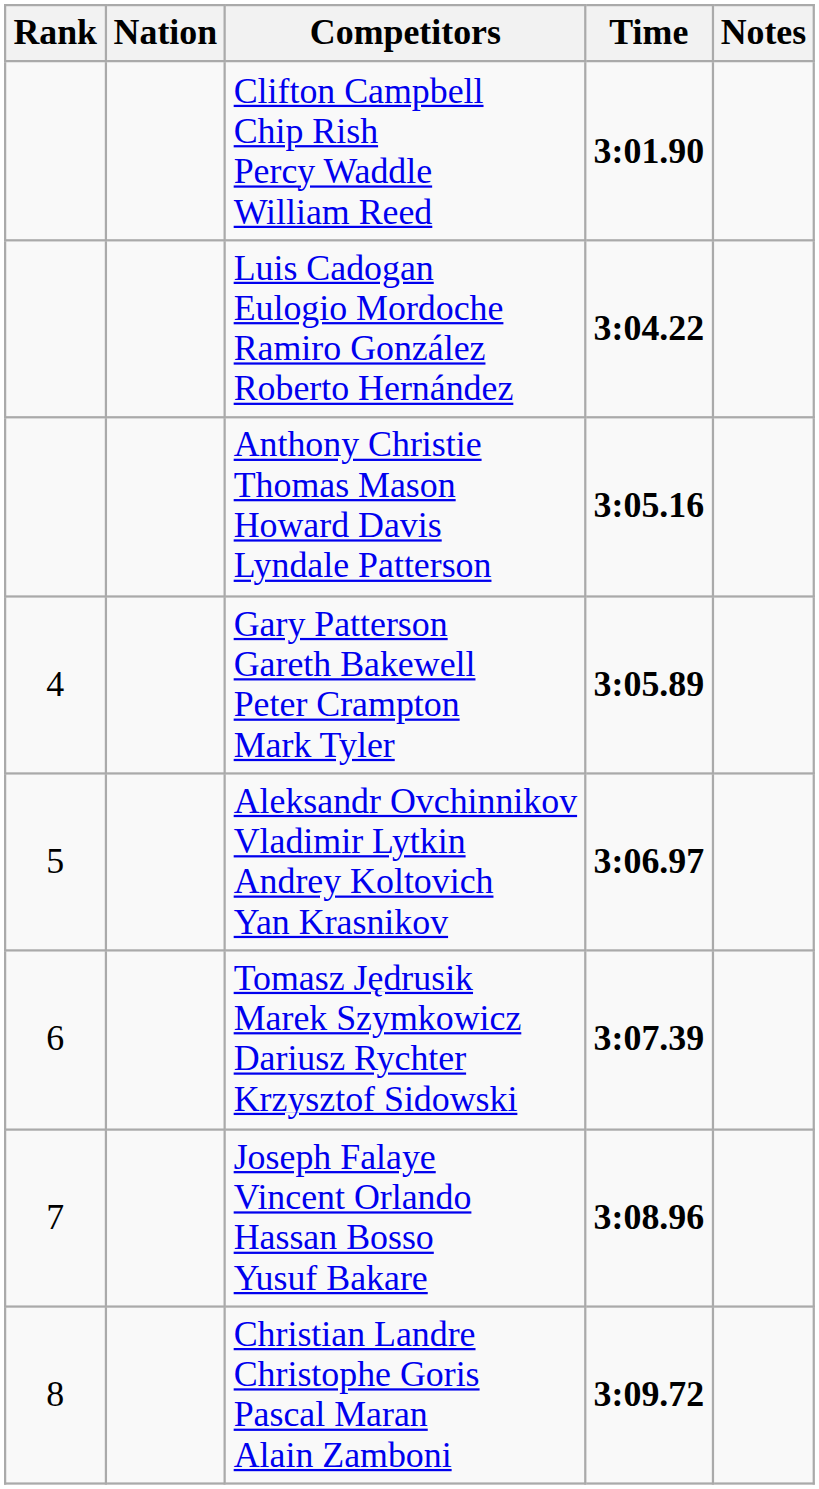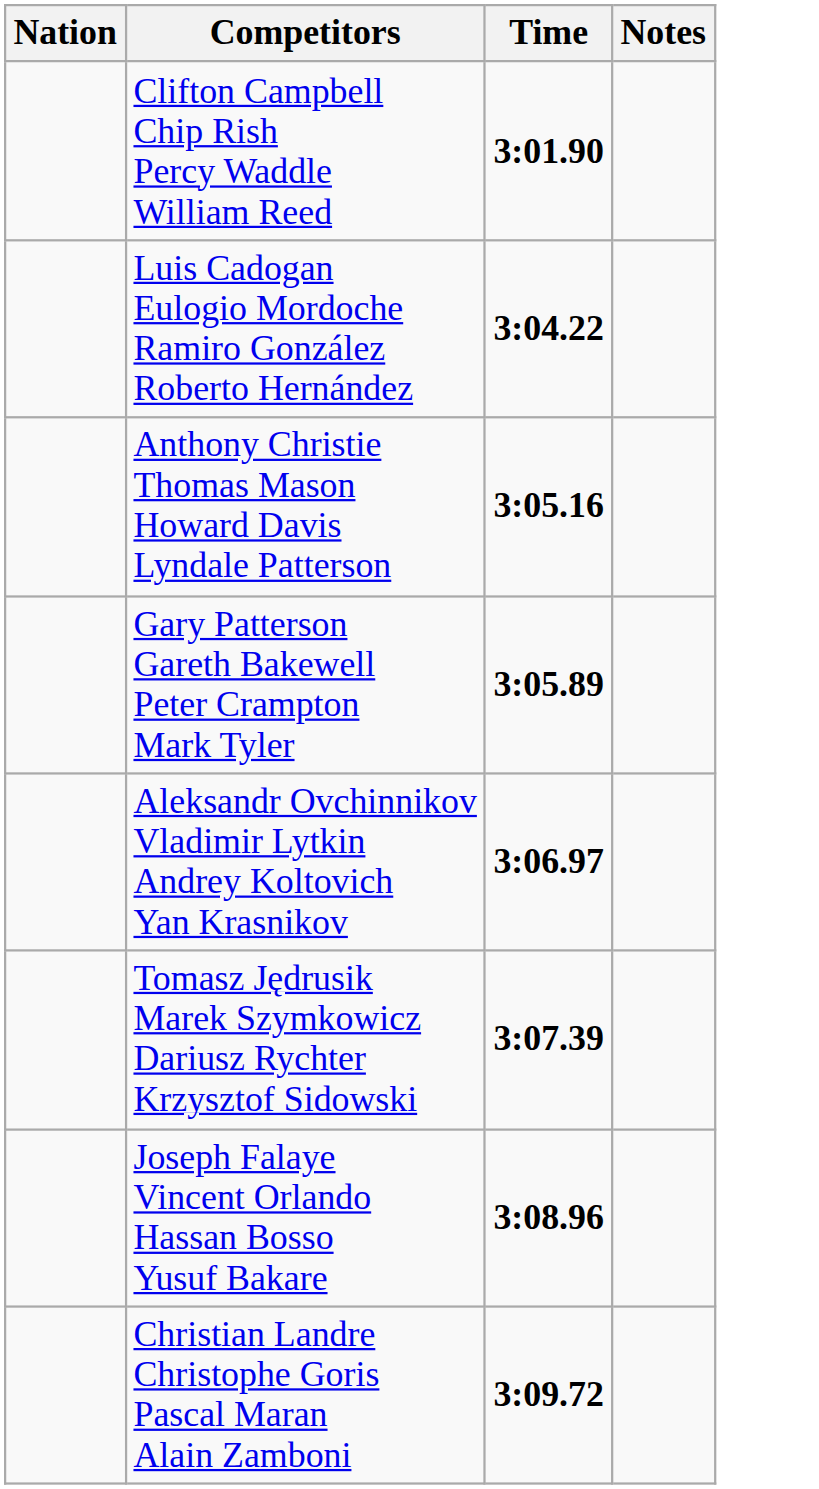- column: (55, 32)
